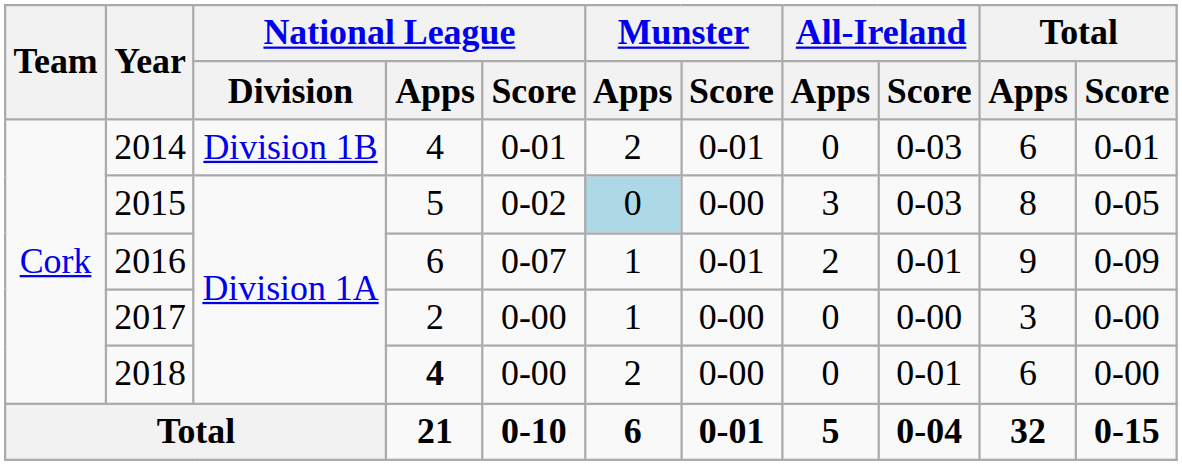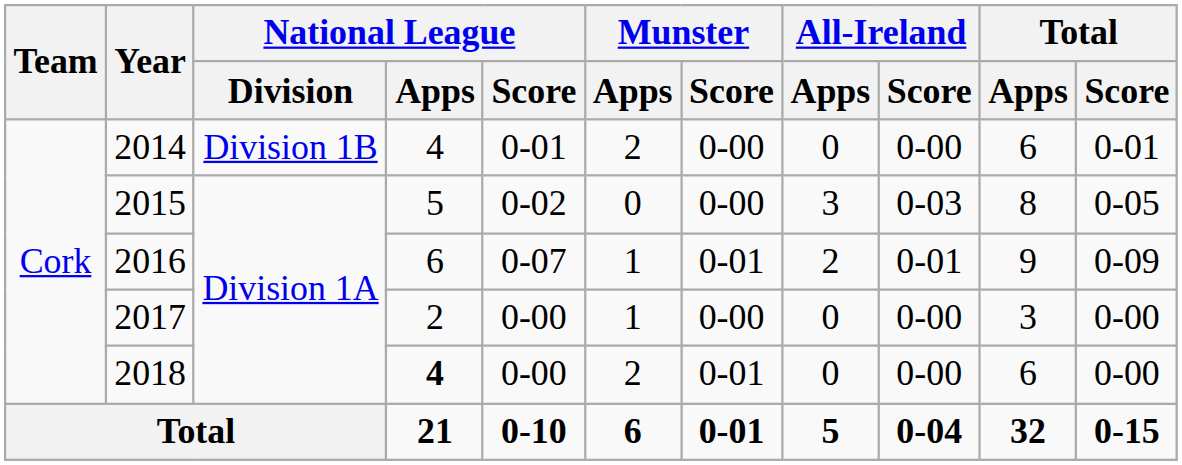(732, 146) 0-01 -> (732, 146) 0-00
(929, 146) 0-03 -> (929, 146) 0-00
(633, 203) lightblue background -> (633, 203) no background
(732, 373) 0-00 -> (732, 373) 0-01
(929, 373) 0-01 -> (929, 373) 0-00
